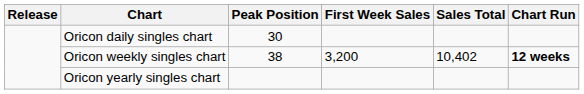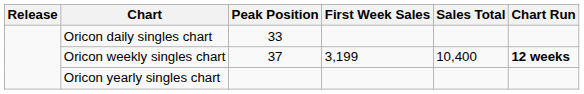(275, 36) 30 -> (275, 36) 33
(275, 57) 38 -> (275, 57) 37
(341, 57) 3,200 -> (341, 57) 3,199
(457, 57) 10,402 -> (457, 57) 10,400
